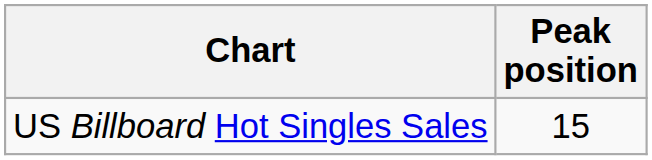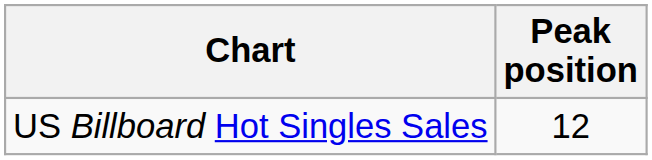(571, 125) 15 -> (571, 125) 12
